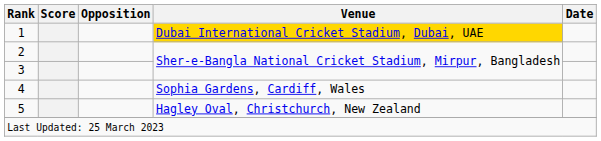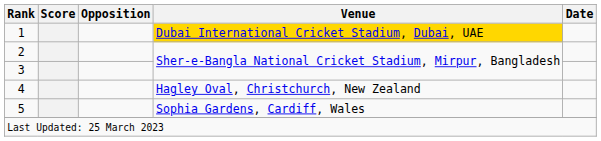(261, 89) Sophia Gardens, Cardiff, Wales -> (288, 89) Hagley Oval, Christchurch, New Zealand
(288, 108) Hagley Oval, Christchurch, New Zealand -> (261, 108) Sophia Gardens, Cardiff, Wales
